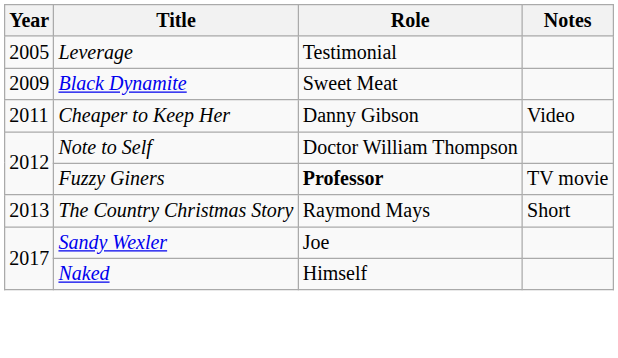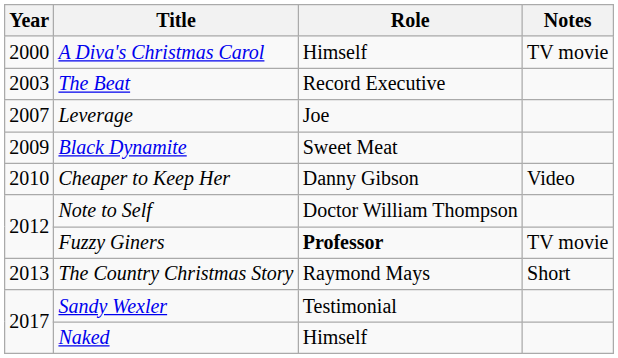+ row: (161, 52)
+ row: (94, 83)
(29, 52) 2005 -> (29, 115) 2007
(350, 52) Testimonial -> (316, 115) Joe
(29, 115) 2011 -> (29, 178) 2010
(316, 242) Joe -> (350, 305) Testimonial
